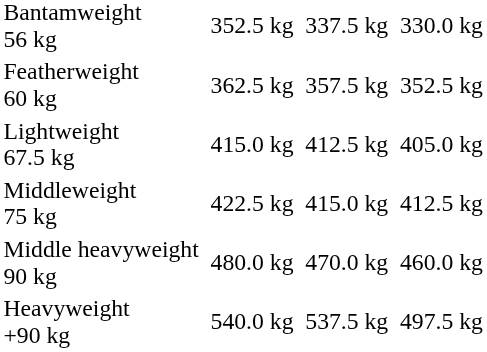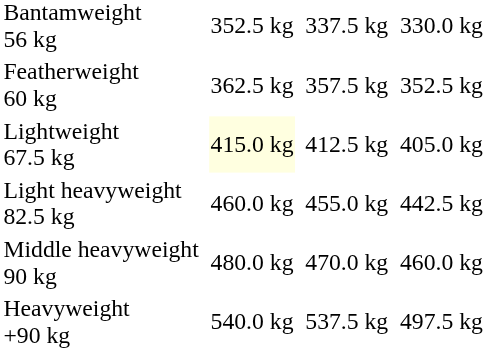(252, 144) no background -> (252, 144) lightyellow background
- row: (70, 203)
+ row: (93, 203)
